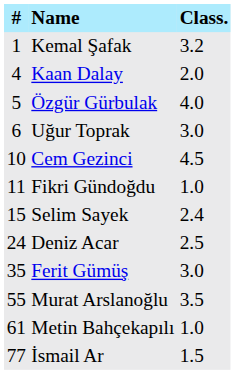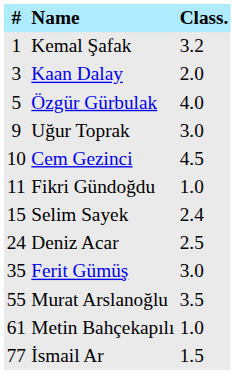(16, 74) 4 -> (16, 74) 3
(16, 130) 6 -> (16, 130) 9
